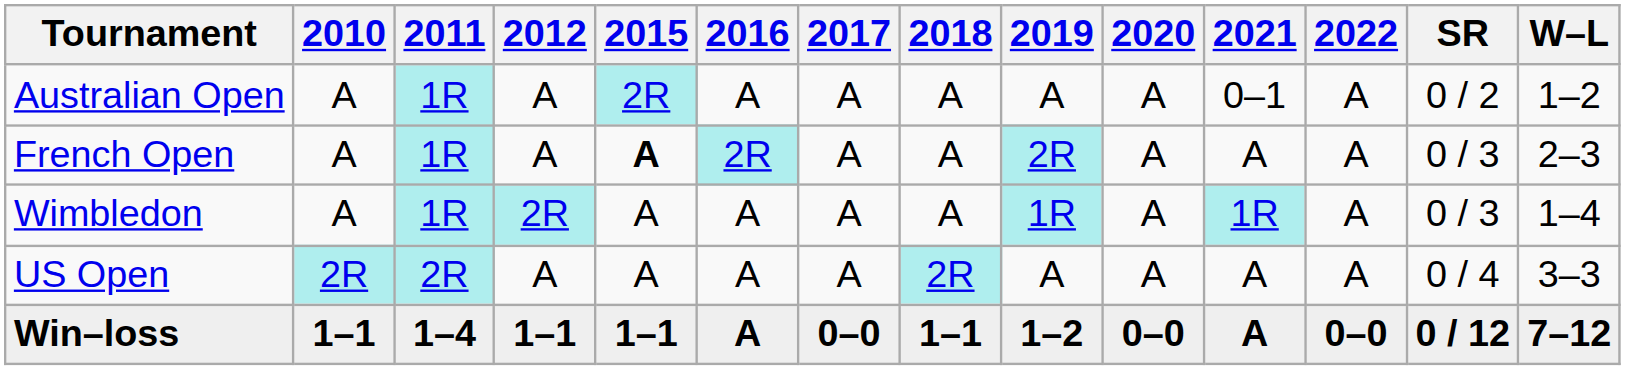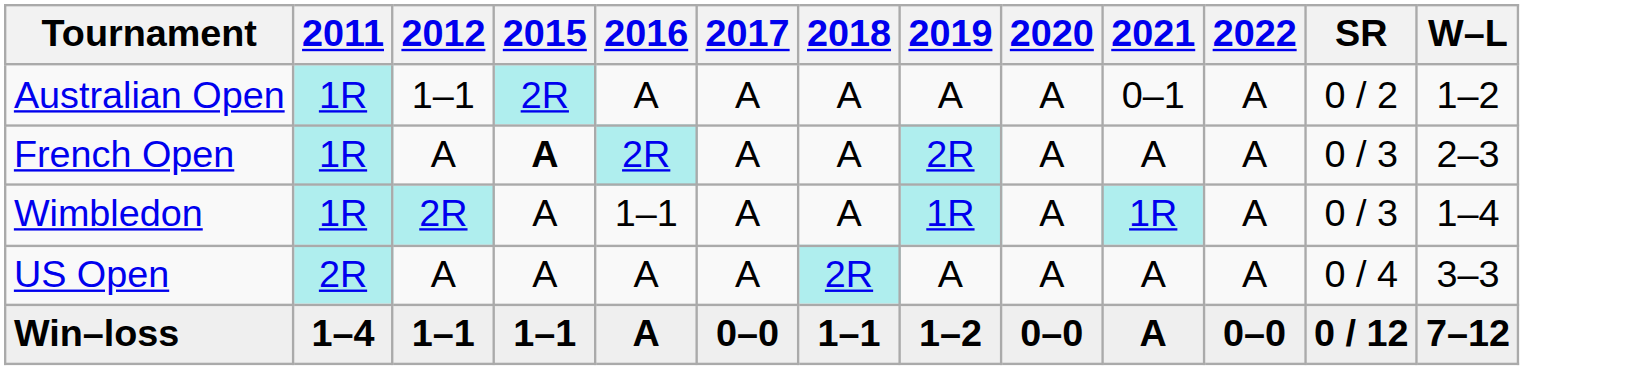- column: (344, 34)
(545, 94) A -> (443, 94) 1–1
(748, 214) A -> (646, 214) 1–1
